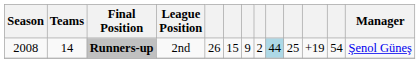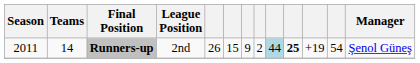(26, 48) 2008 -> (26, 48) 2011
(293, 48) normal -> (293, 48) bold
